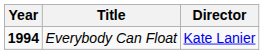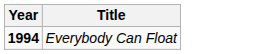- column: (219, 15)
